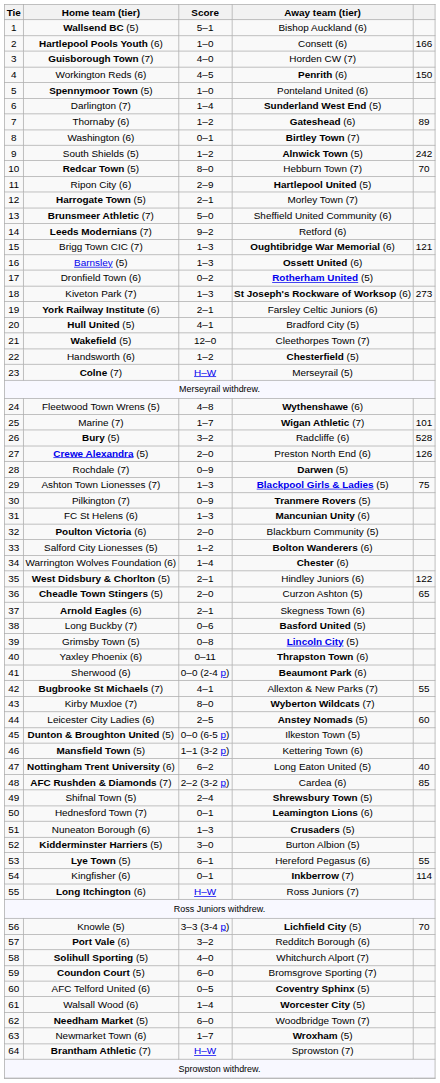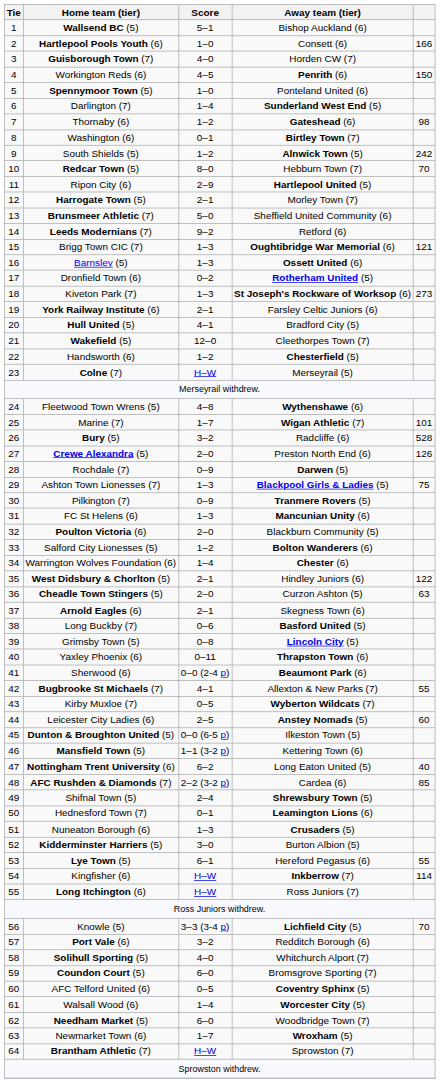(424, 121) 89 -> (424, 121) 98
(424, 594) 65 -> (424, 594) 63
(205, 704) 8–0 -> (205, 704) 0–5
(205, 876) 0–1 -> (205, 876) H–W
